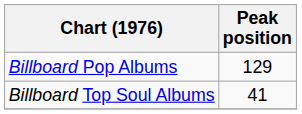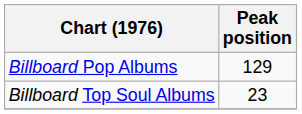(257, 94) 41 -> (257, 94) 23
